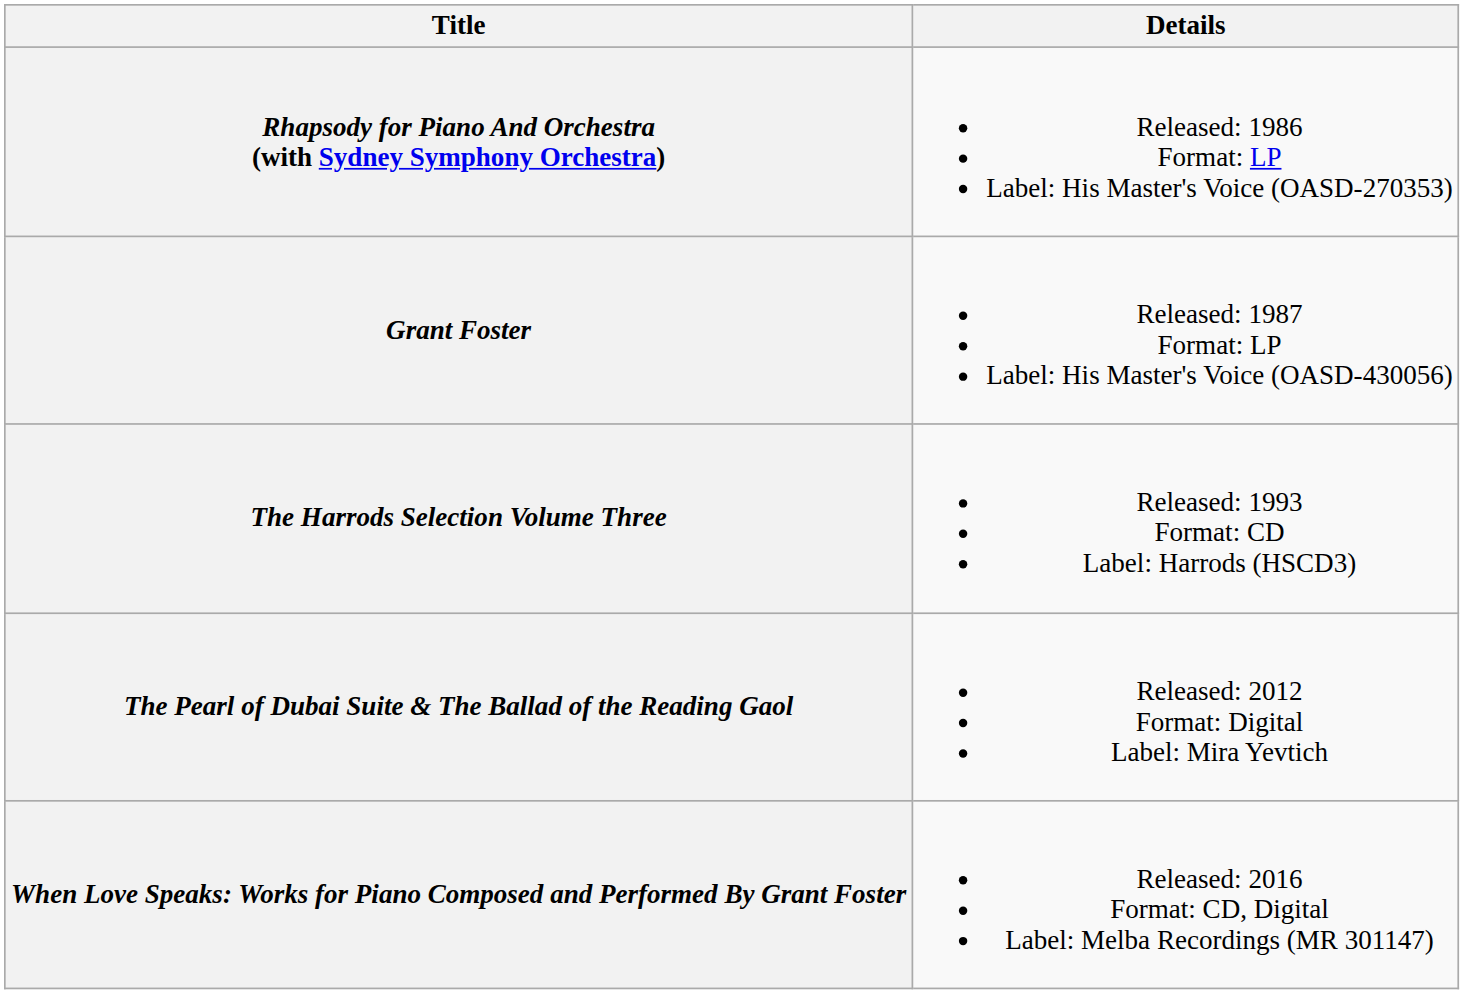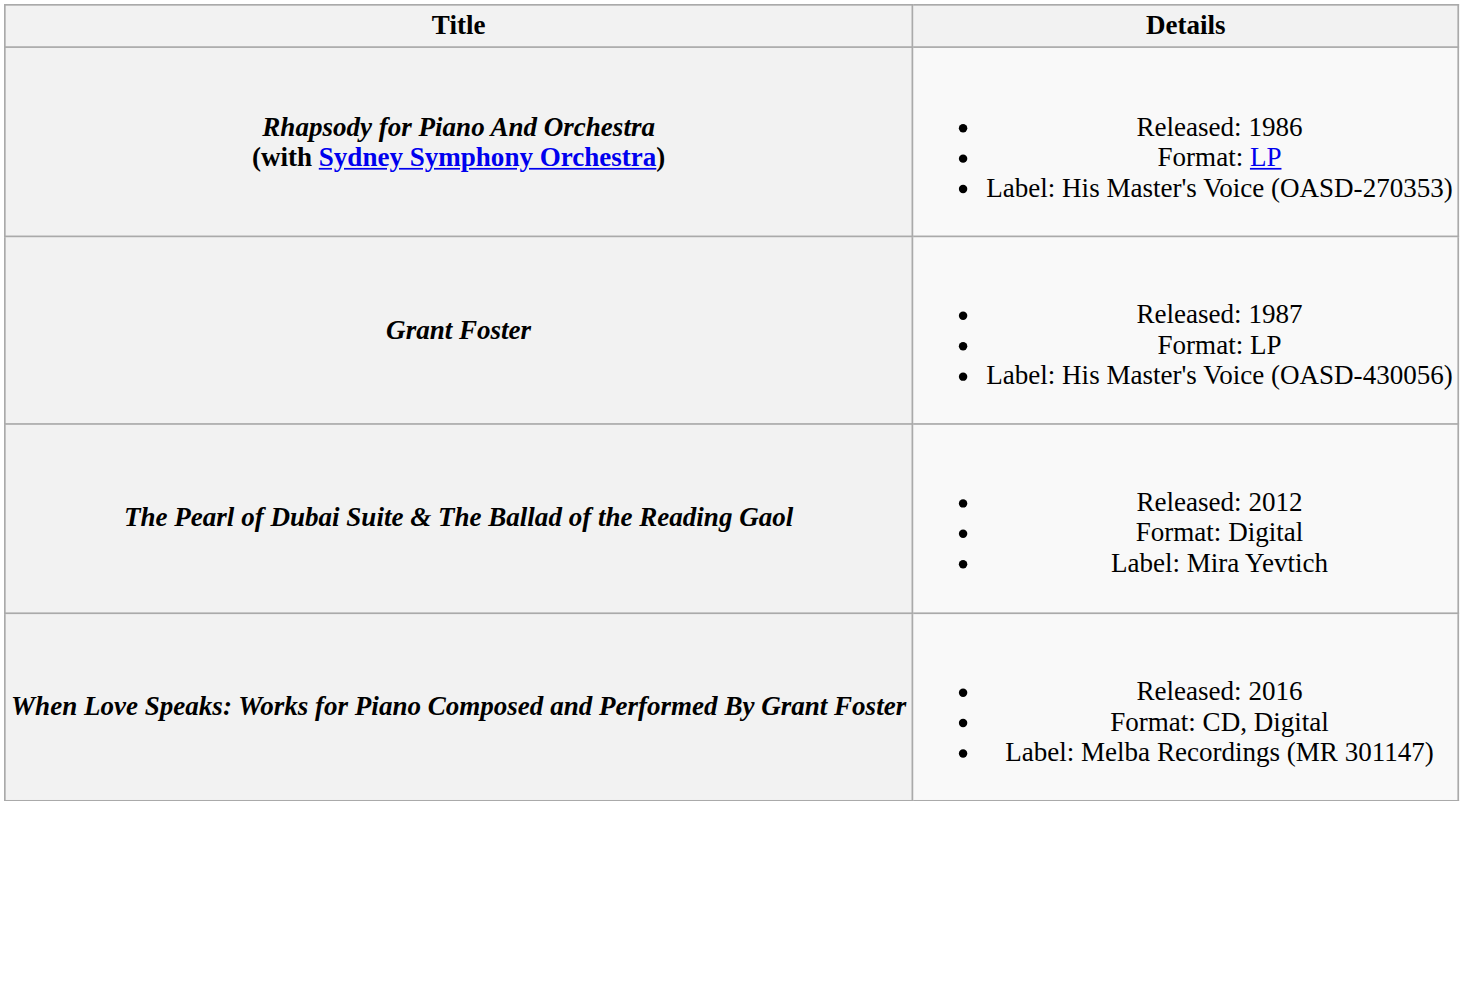- row: (459, 517)
